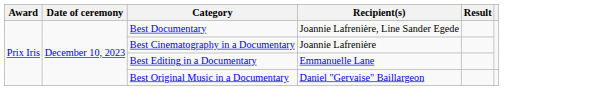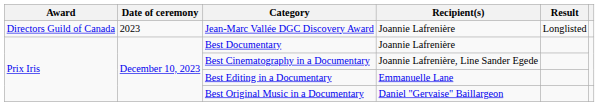+ row: (289, 28)
(379, 28) Joannie Lafrenière, Line Sander Egede -> (417, 45) Joannie Lafrenière
(338, 45) Joannie Lafrenière -> (458, 61) Joannie Lafrenière, Line Sander Egede
